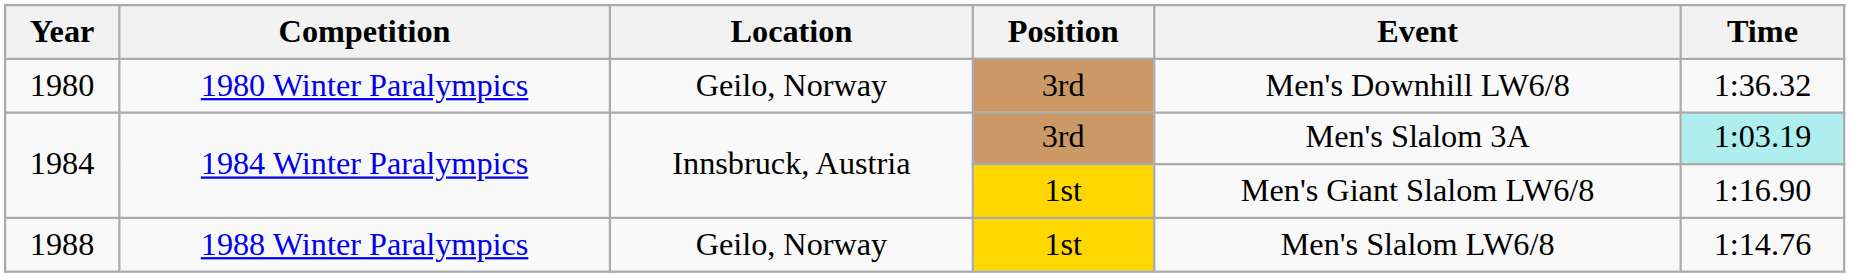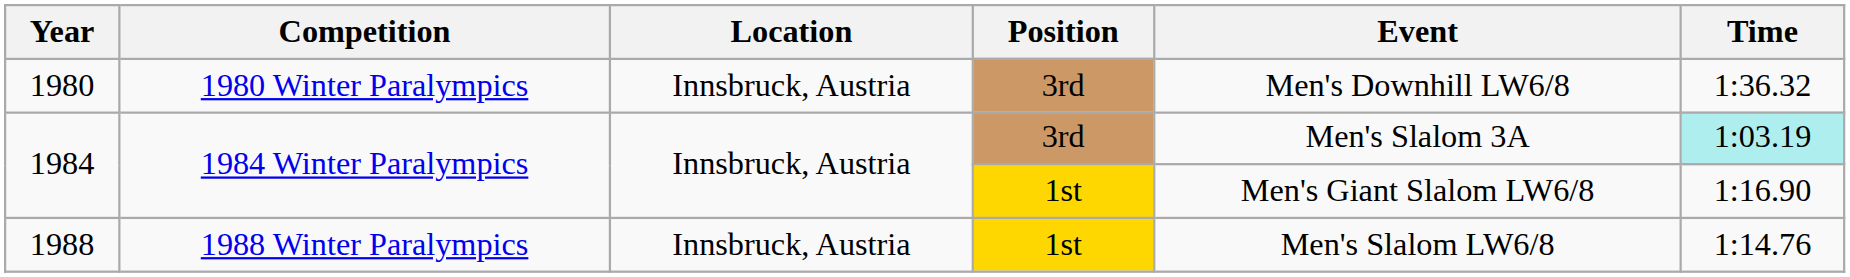(791, 84) Geilo, Norway -> (791, 84) Innsbruck, Austria
(791, 244) Geilo, Norway -> (791, 244) Innsbruck, Austria
